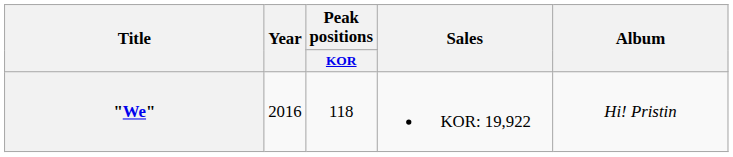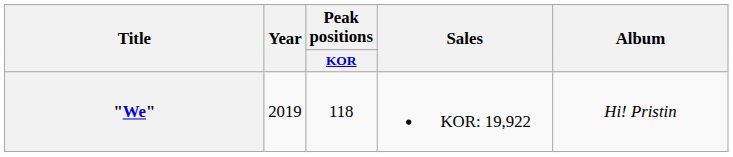(285, 111) 2016 -> (285, 111) 2019
